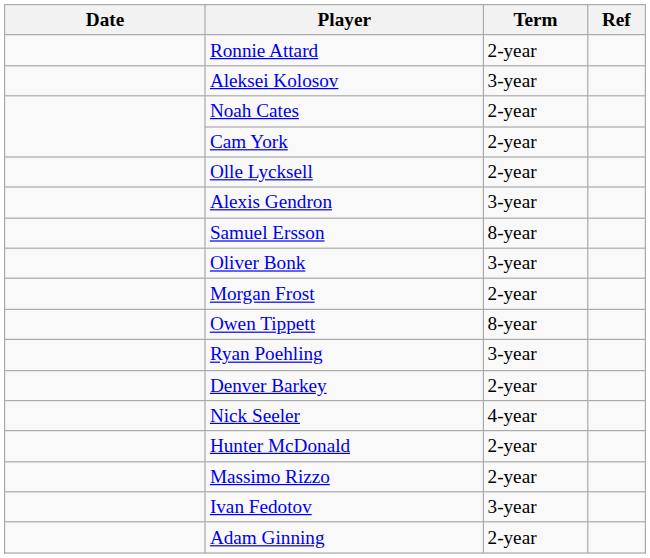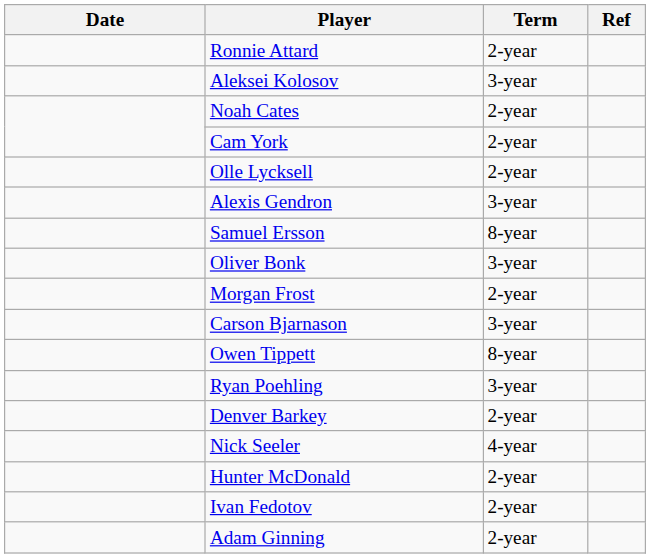+ row: (278, 324)
- row: (270, 476)
(512, 506) 3-year -> (512, 506) 2-year
